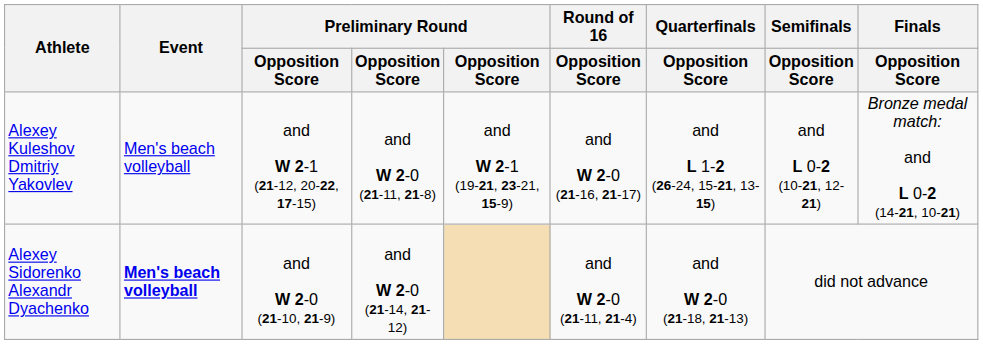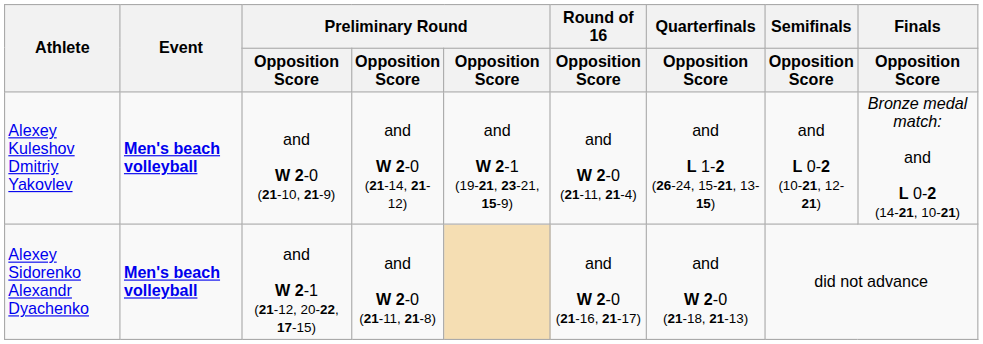(169, 158) normal -> (172, 158) bold
(296, 167) and W 2-1 (21-12, 20-22, 17-15) -> (296, 167) and W 2-0 (21-10, 21-9)
(398, 167) and W 2-0 (21-11, 21-8) -> (398, 167) and W 2-0 (21-14, 21-12)
(598, 167) and W 2-0 (21-16, 21-17) -> (598, 167) and W 2-0 (21-11, 21-4)
(296, 291) and W 2-0 (21-10, 21-9) -> (296, 291) and W 2-1 (21-12, 20-22, 17-15)
(398, 291) and W 2-0 (21-14, 21-12) -> (398, 291) and W 2-0 (21-11, 21-8)
(598, 291) and W 2-0 (21-11, 21-4) -> (598, 291) and W 2-0 (21-16, 21-17)
